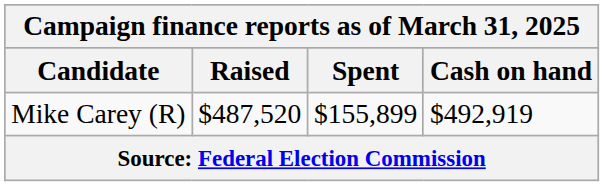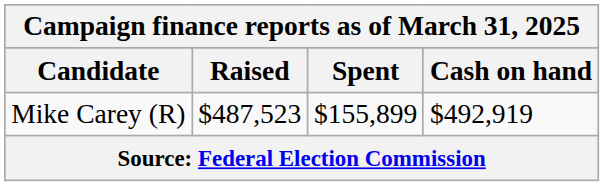(250, 113) $487,520 -> (250, 113) $487,523
